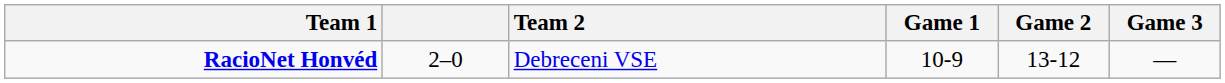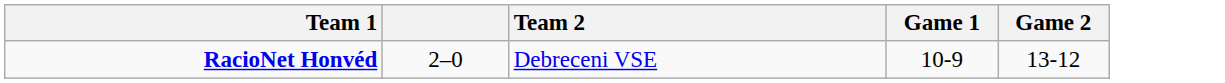- column: (1165, 22)
